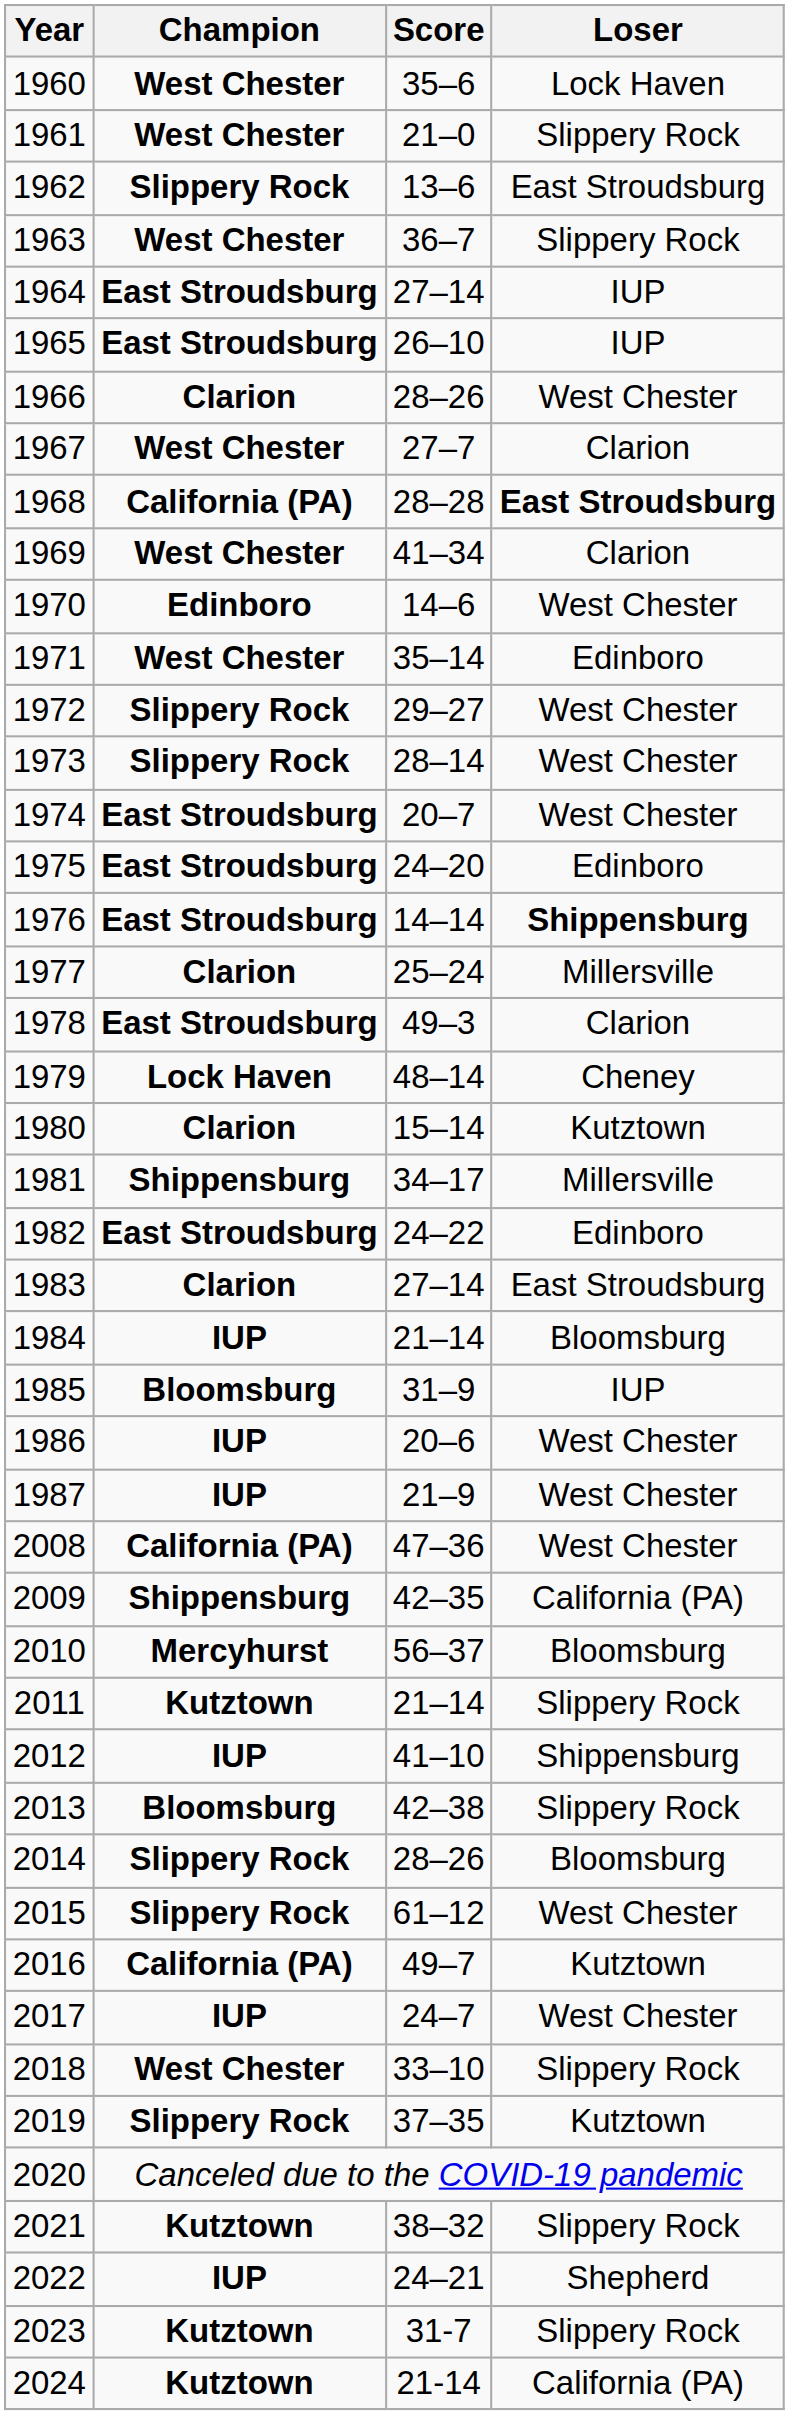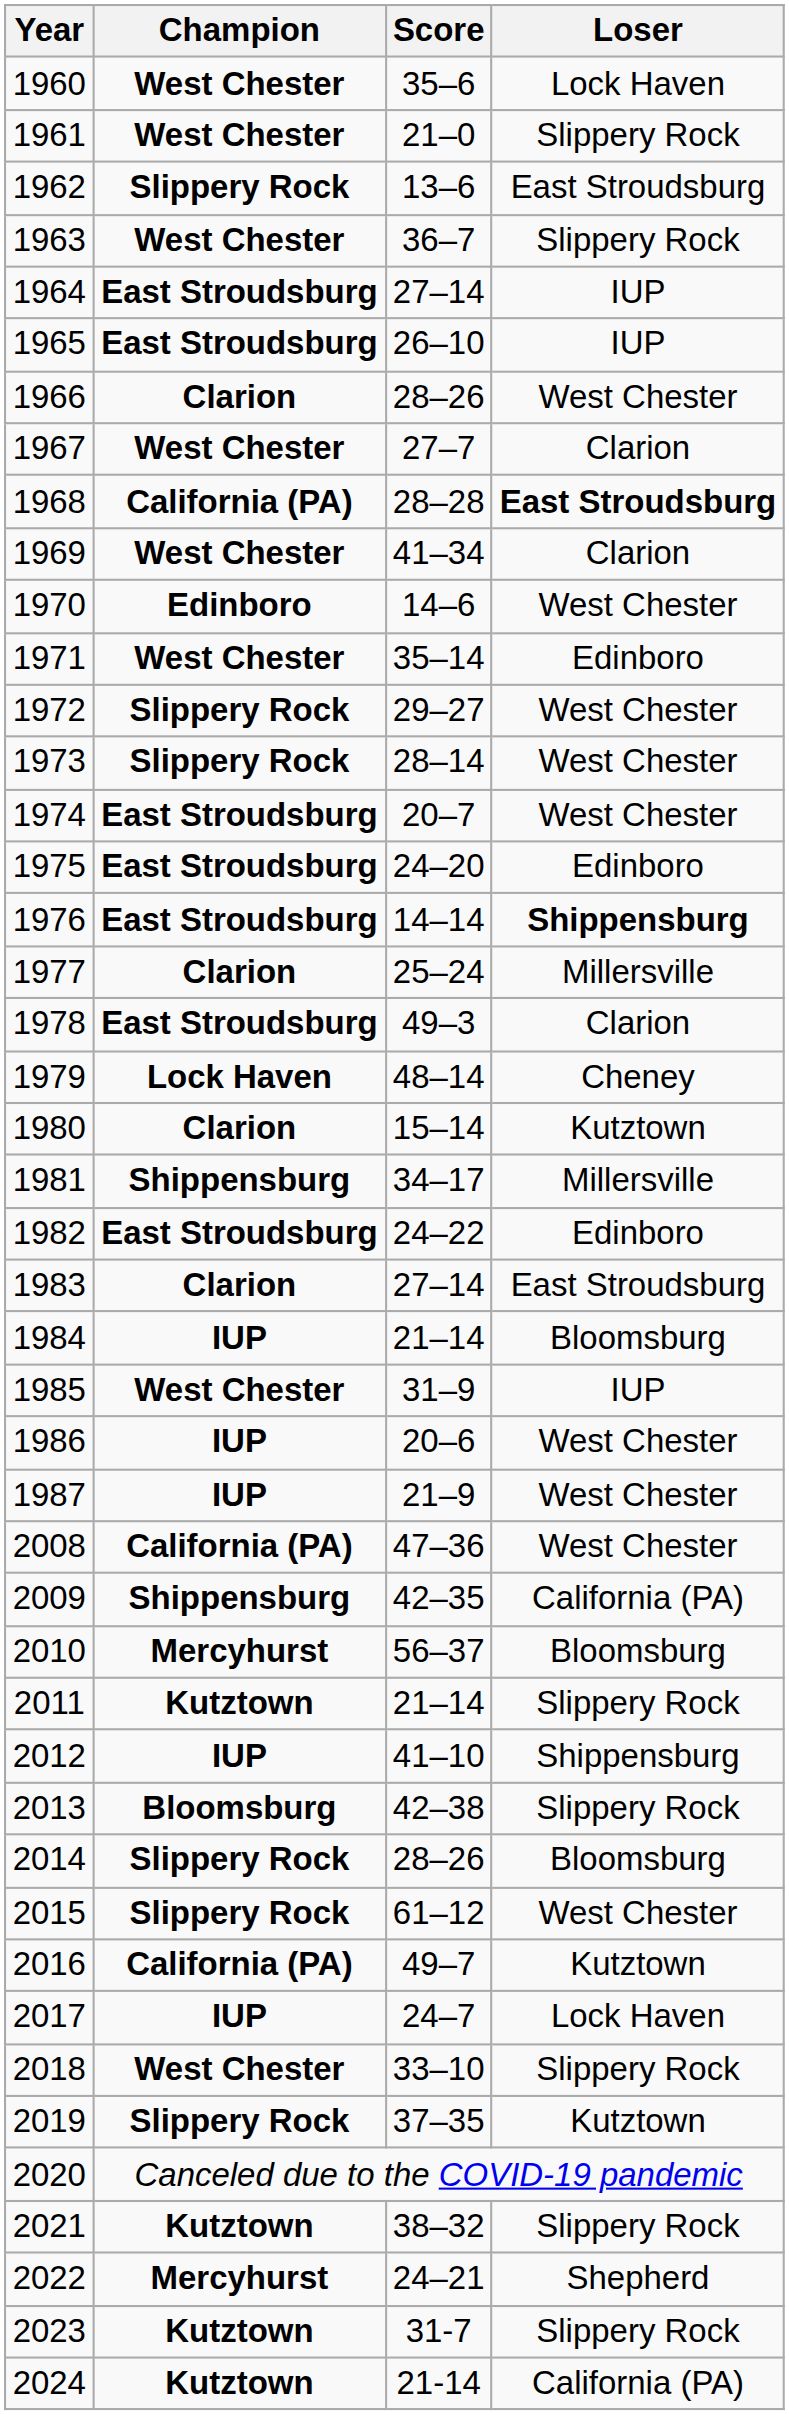(239, 1389) Bloomsburg -> (239, 1389) West Chester
(638, 2016) West Chester -> (638, 2016) Lock Haven
(239, 2278) IUP -> (239, 2278) Mercyhurst
